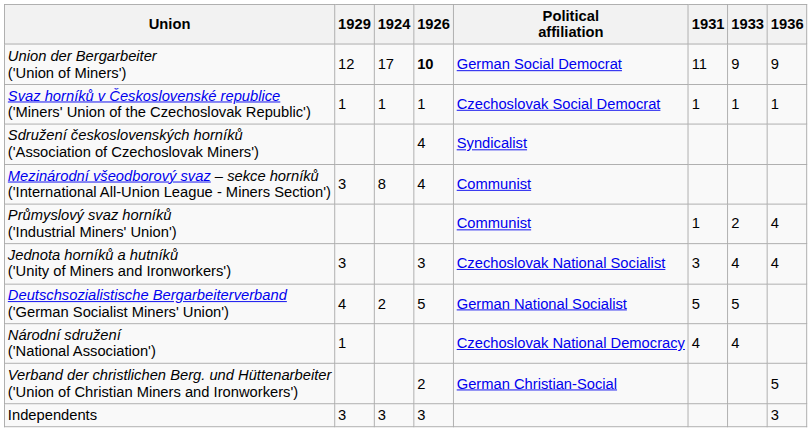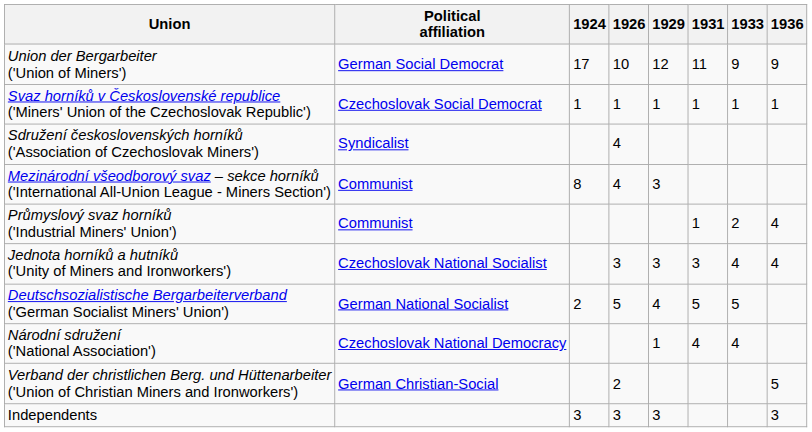columns swapped: (571, 24) <-> (354, 24)
(425, 64) bold -> (621, 64) normal
